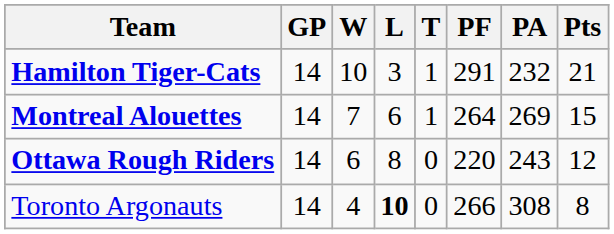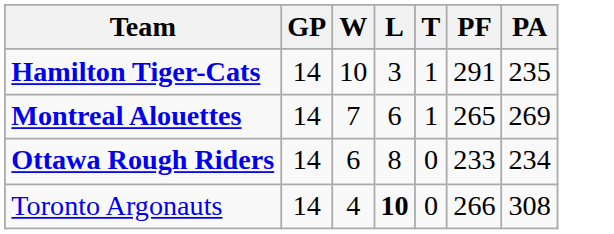- column: (583, 26)
(530, 71) 232 -> (530, 71) 235
(474, 116) 264 -> (474, 116) 265
(474, 160) 220 -> (474, 160) 233
(530, 160) 243 -> (530, 160) 234
